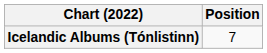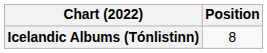(232, 37) 7 -> (232, 37) 8
